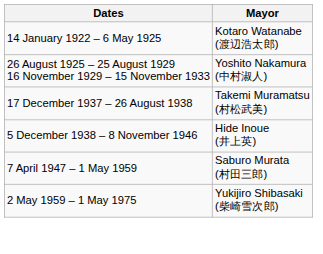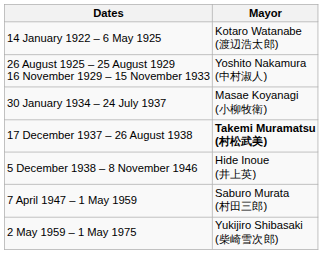+ row: (87, 103)
(262, 102) normal -> (265, 135) bold
